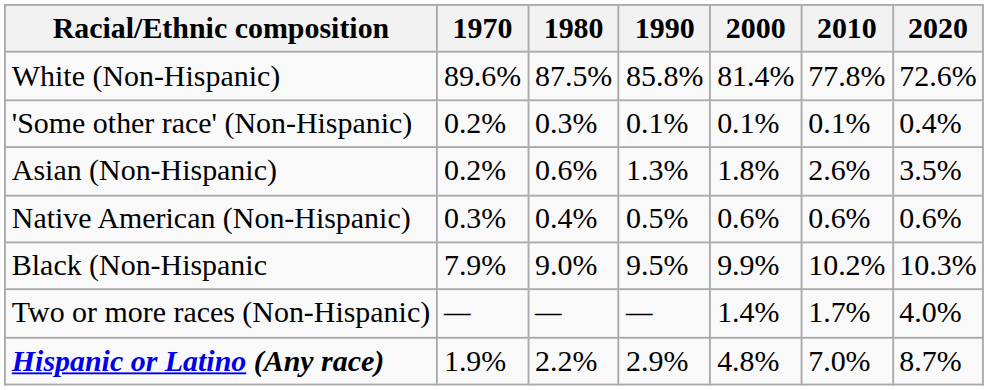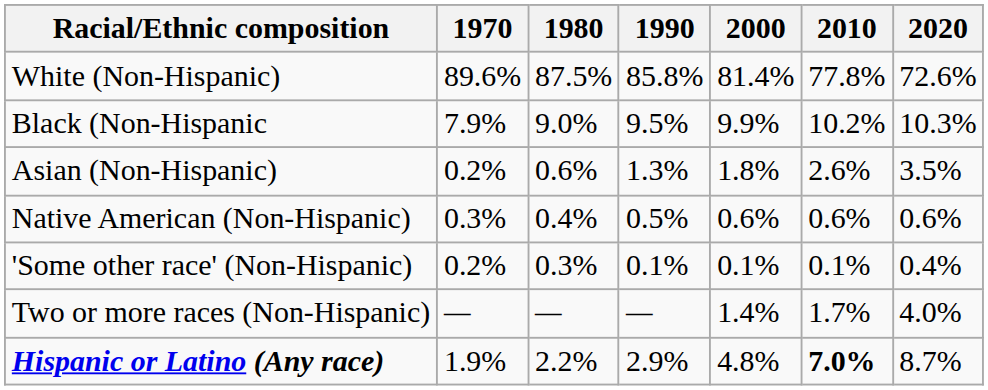rows swapped: (139, 265) <-> (212, 123)
(839, 360) normal -> (842, 360) bold
